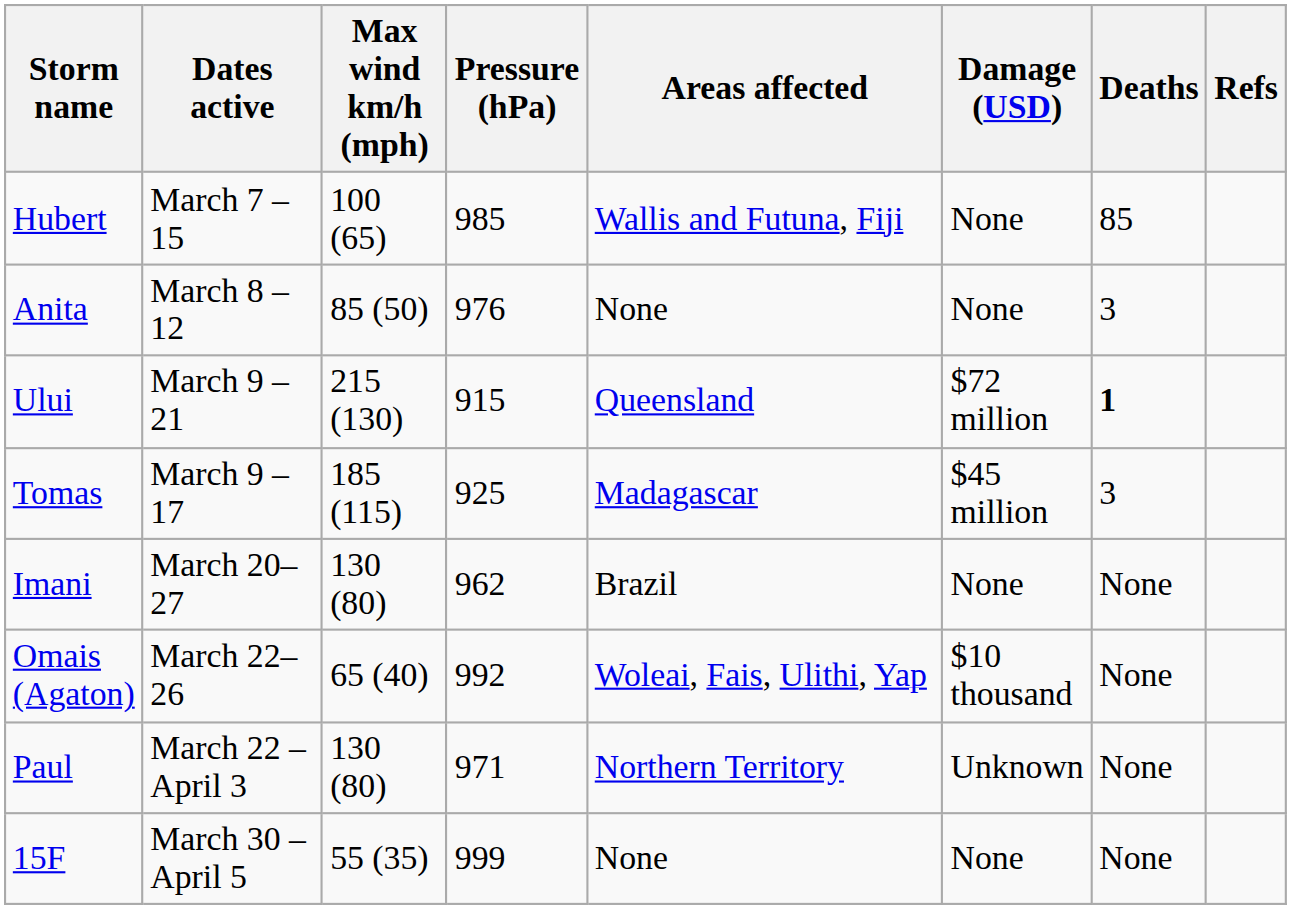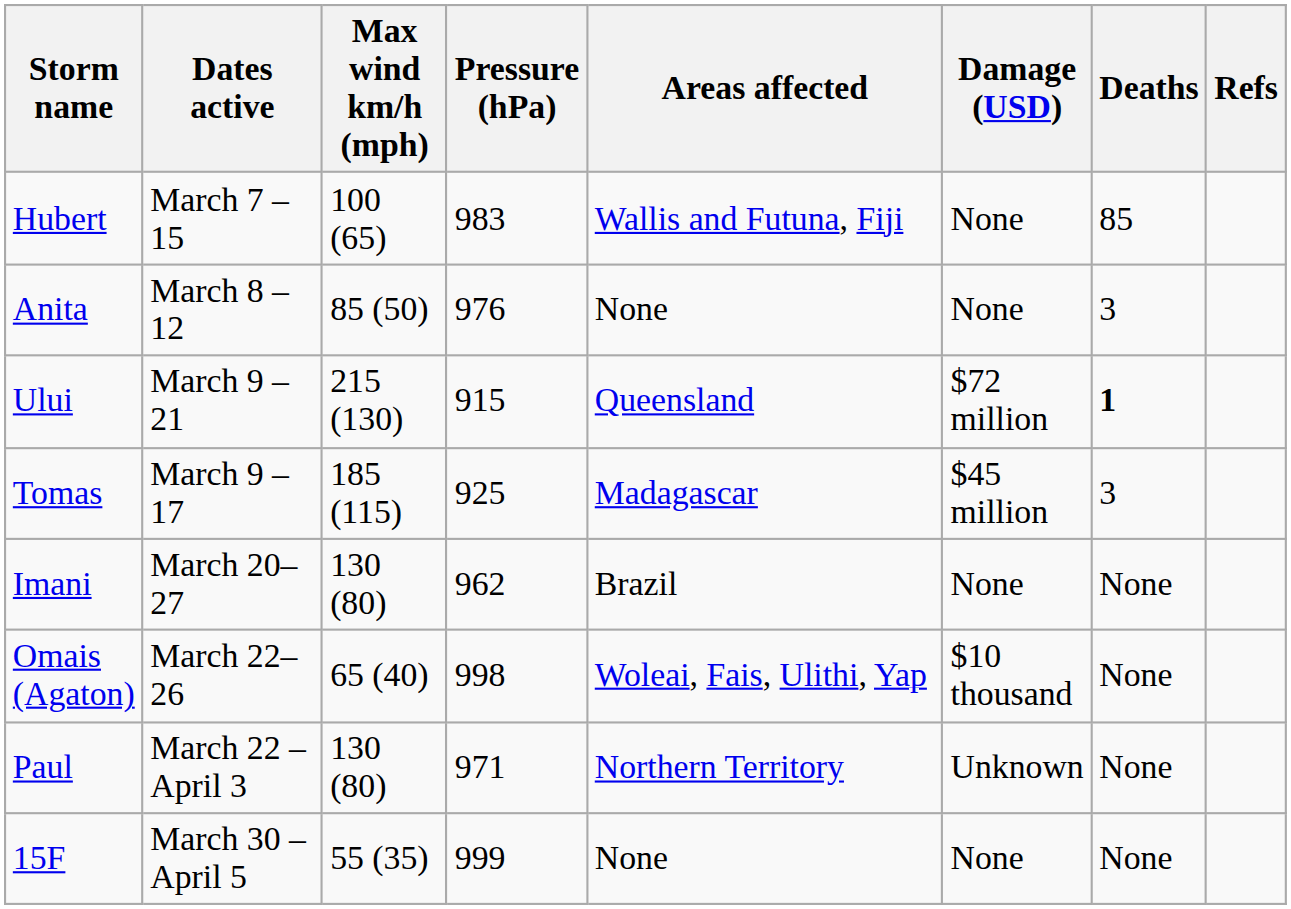(480, 217) 985 -> (480, 217) 983
(480, 675) 992 -> (480, 675) 998
